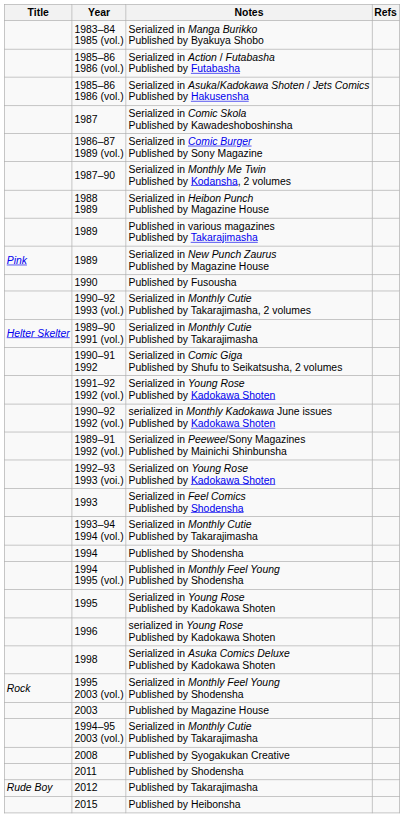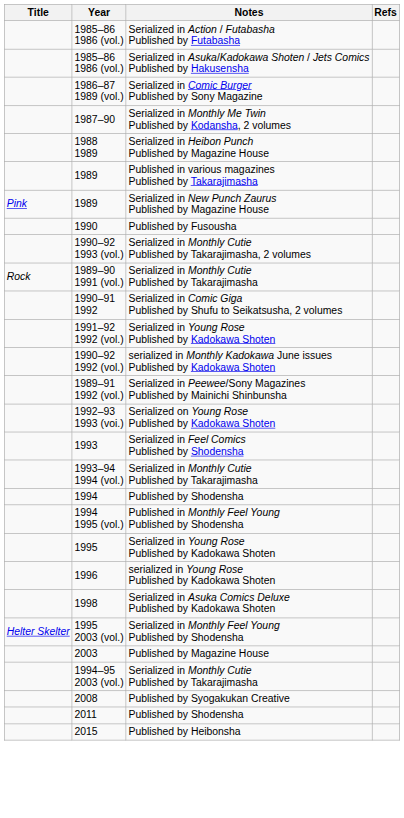- row: (99, 35)
- row: (86, 119)
(38, 333) Helter Skelter -> (19, 277) Rock
(19, 688) Rock -> (38, 631) Helter Skelter
- row: (86, 788)
